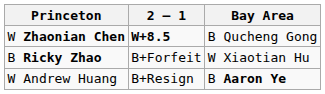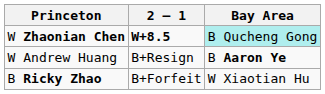(263, 36) no background -> (263, 36) paleturquoise background
rows swapped: (55, 57) <-> (62, 79)
